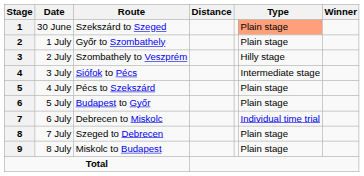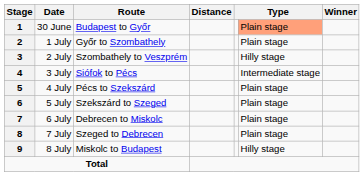(121, 27) Szekszárd to Szeged -> (113, 27) Budapest to Győr
(113, 103) Budapest to Győr -> (121, 103) Szekszárd to Szeged
(280, 118) Individual time trial -> (264, 118) Plain stage
(264, 149) Plain stage -> (263, 149) Hilly stage
